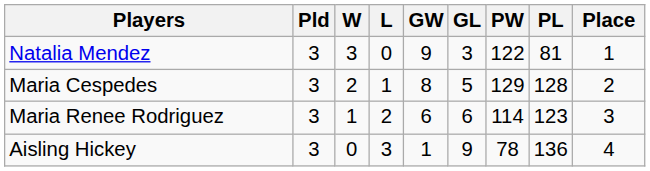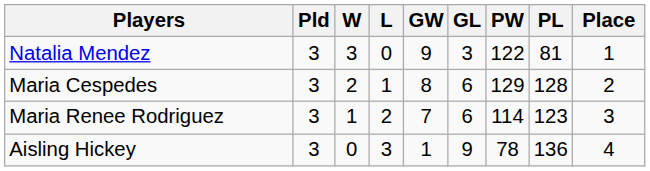(467, 85) 5 -> (467, 85) 6
(426, 117) 6 -> (426, 117) 7
